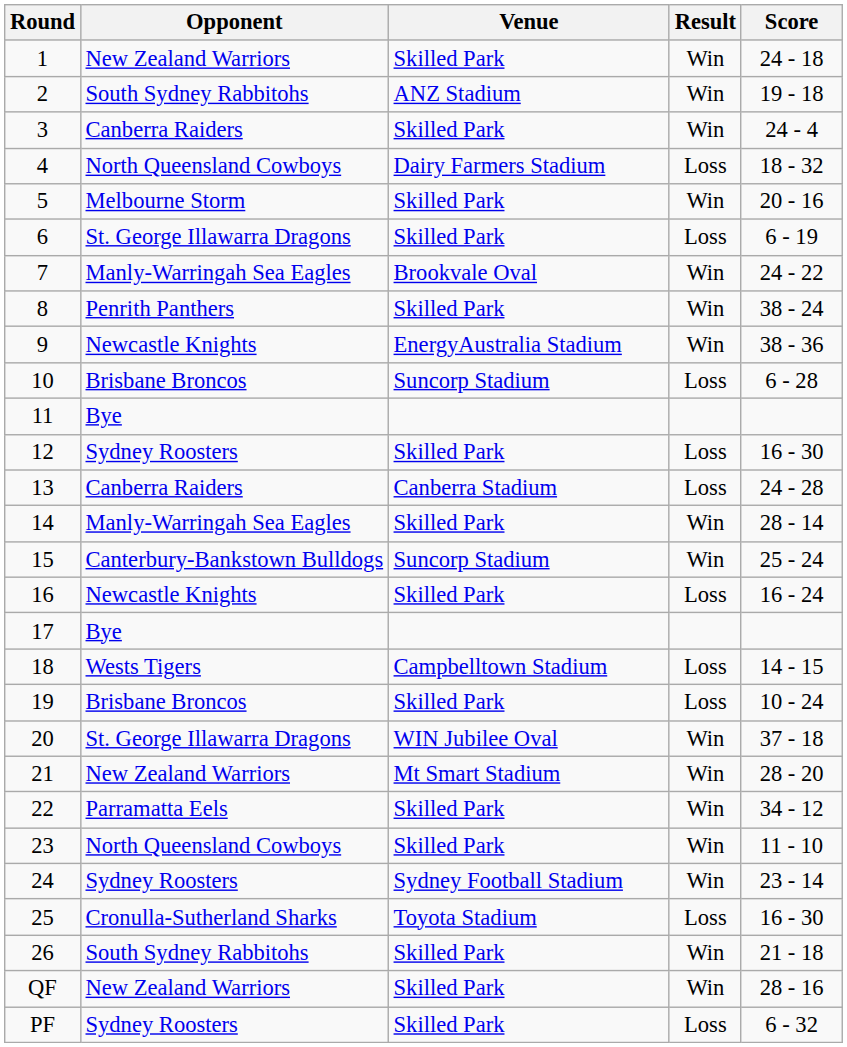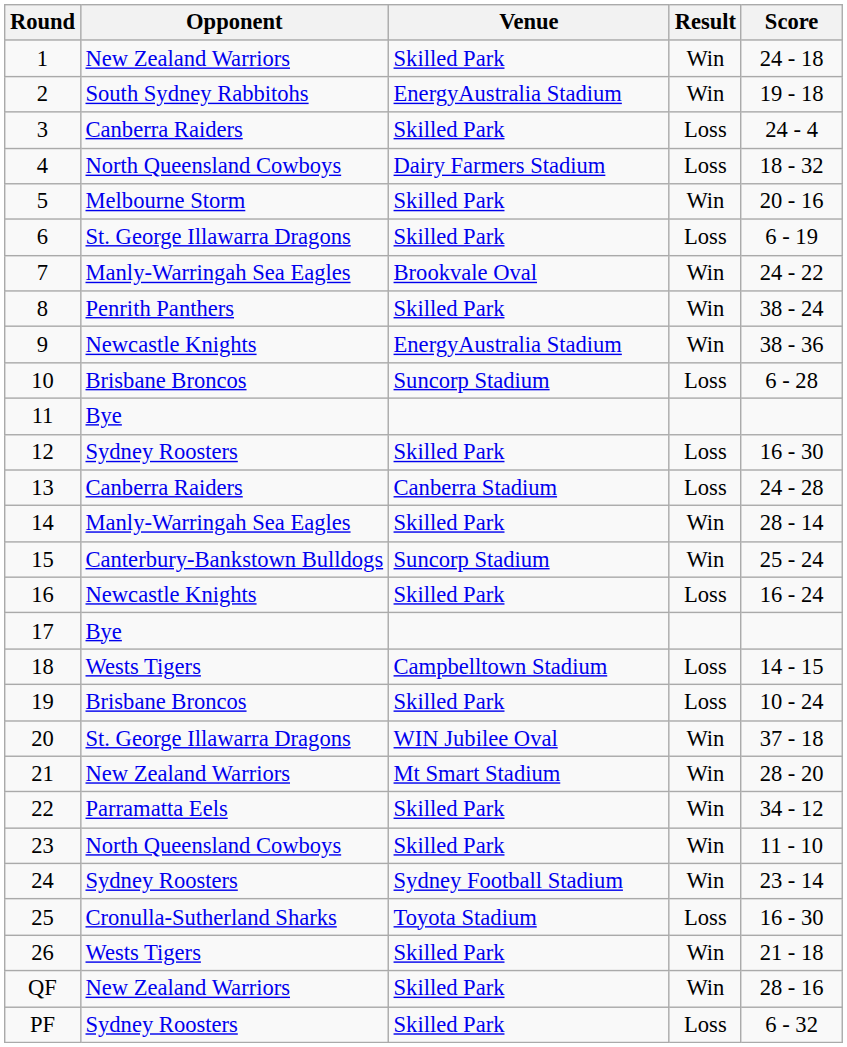(457, 93) ANZ Stadium -> (508, 93) EnergyAustralia Stadium
(705, 129) Win -> (705, 129) Loss
(197, 952) South Sydney Rabbitohs -> (143, 952) Wests Tigers
